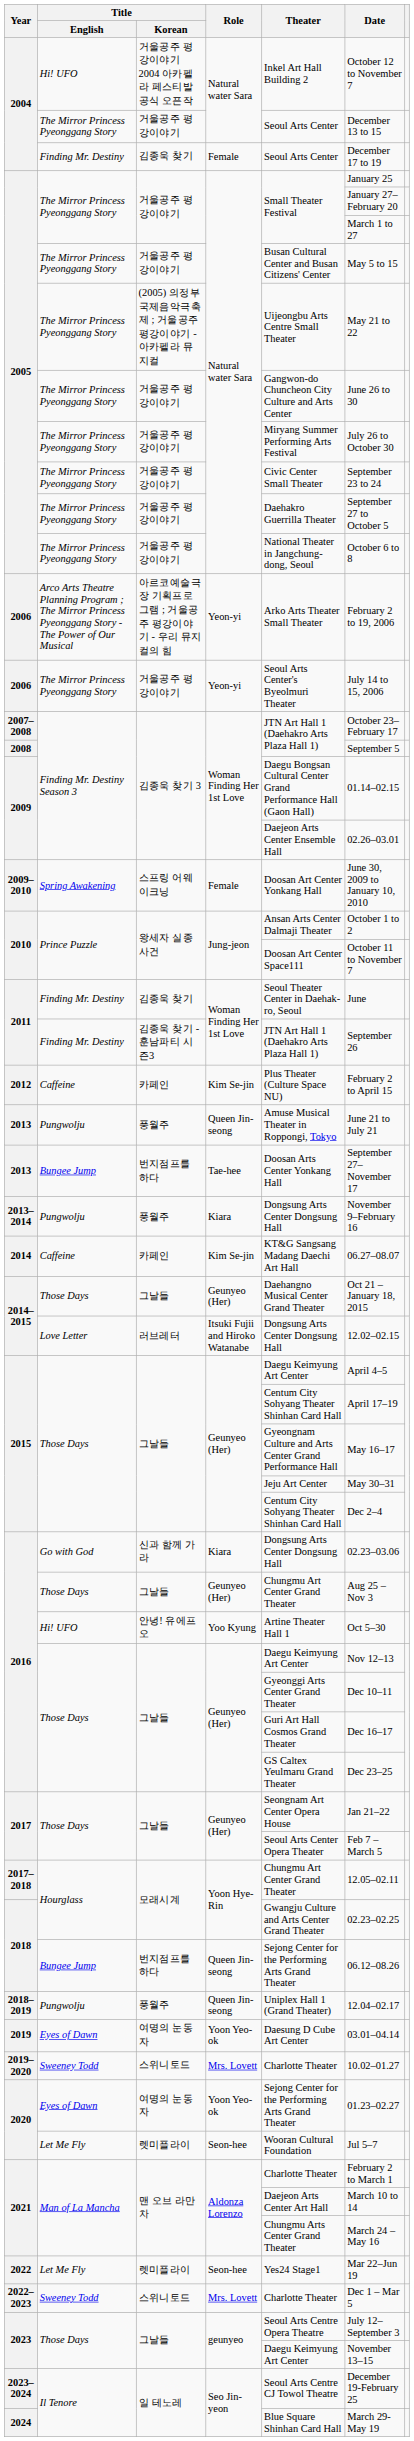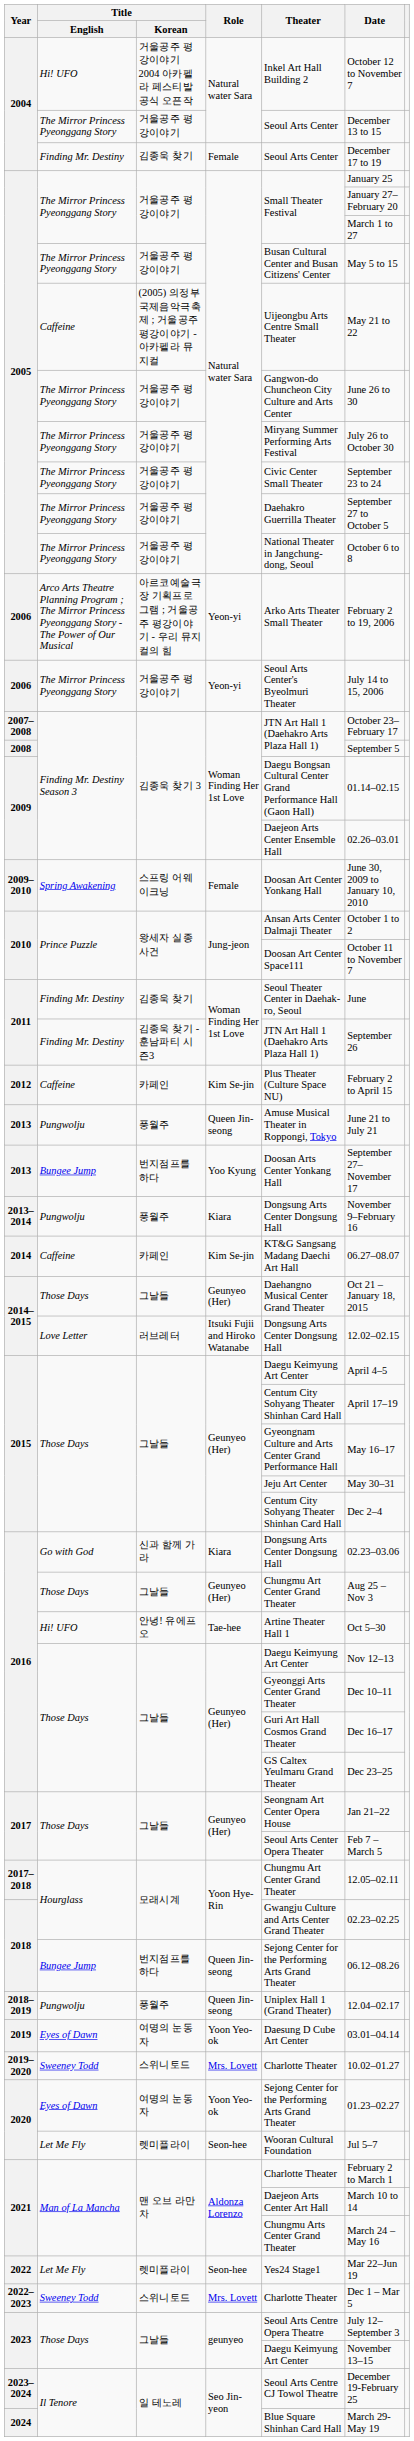(82, 326) The Mirror Princess Pyeonggang Story -> (57, 326) Caffeine
(224, 1170) Tae-hee -> (232, 1170) Yoo Kyung
(232, 1627) Yoo Kyung -> (224, 1627) Tae-hee
